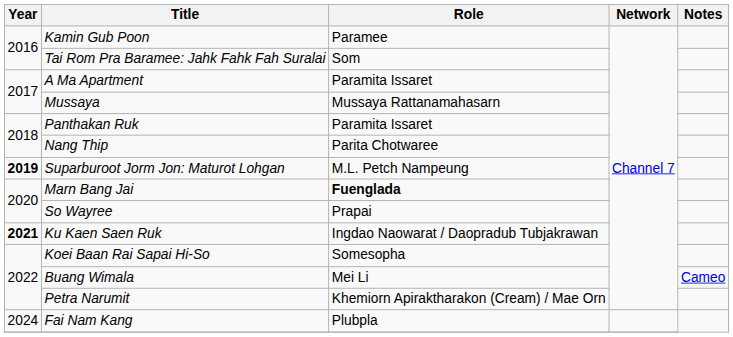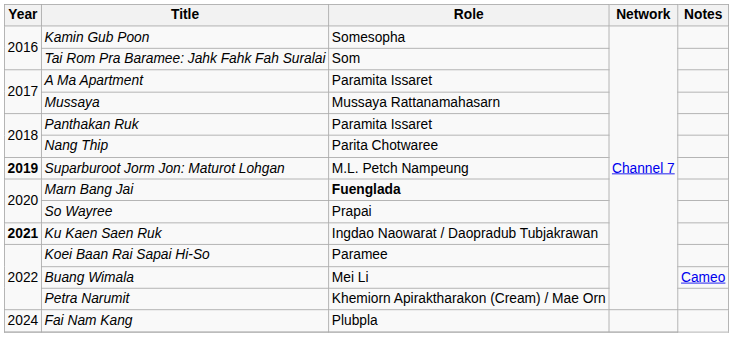(360, 37) Paramee -> (369, 37) Somesopha
(369, 255) Somesopha -> (360, 255) Paramee
